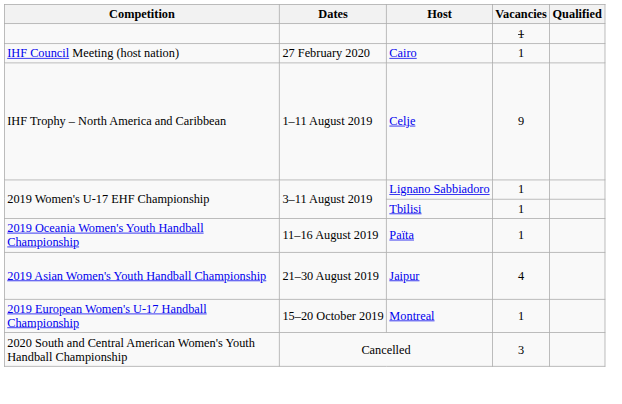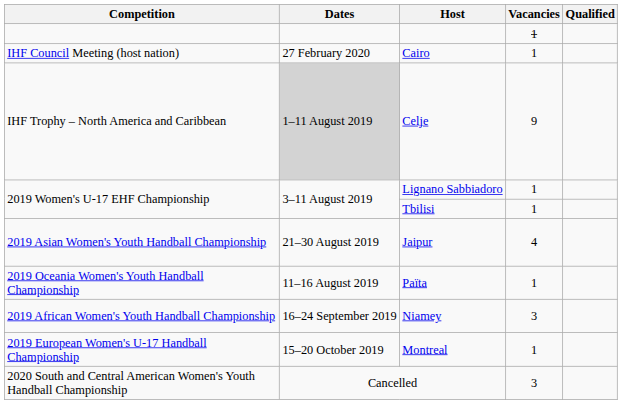(327, 121) no background -> (327, 121) lightgrey background
rows swapped: (402, 235) <-> (404, 275)
+ row: (422, 316)
